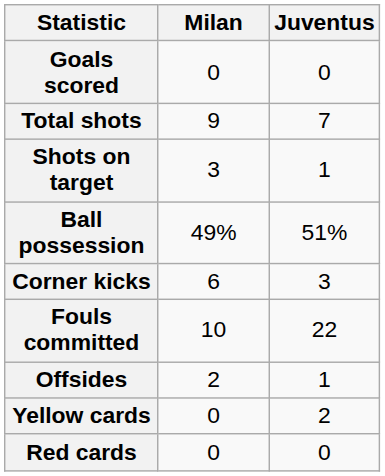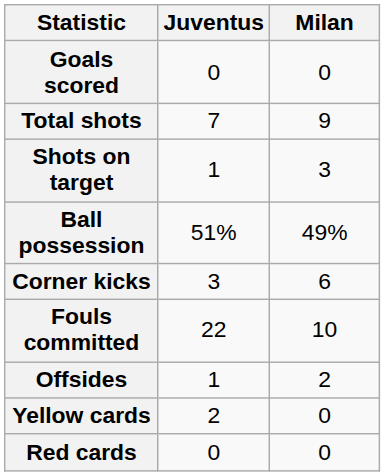columns swapped: (324, 22) <-> (214, 22)
